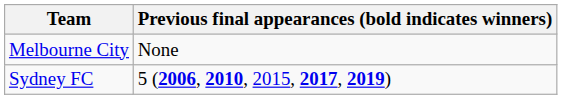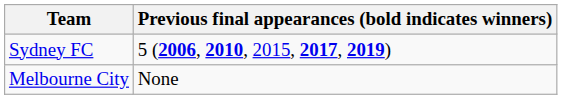rows swapped: (51, 79) <-> (69, 49)
